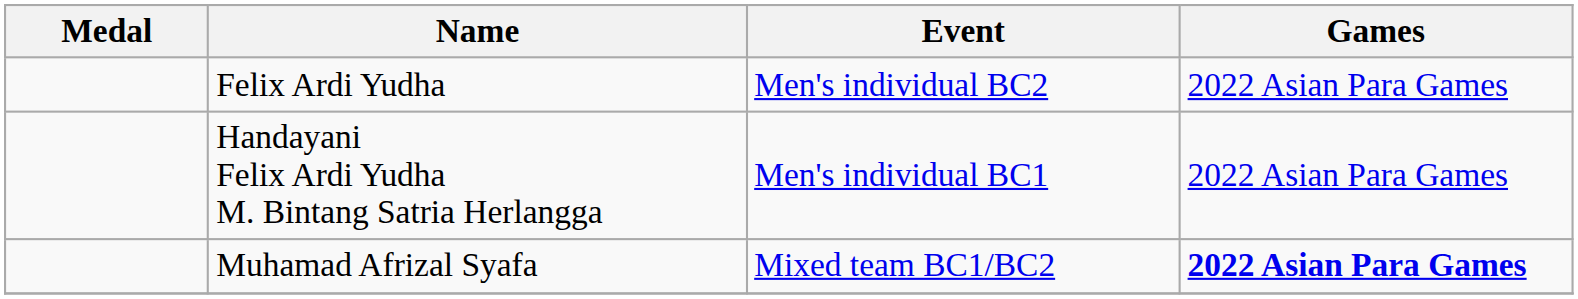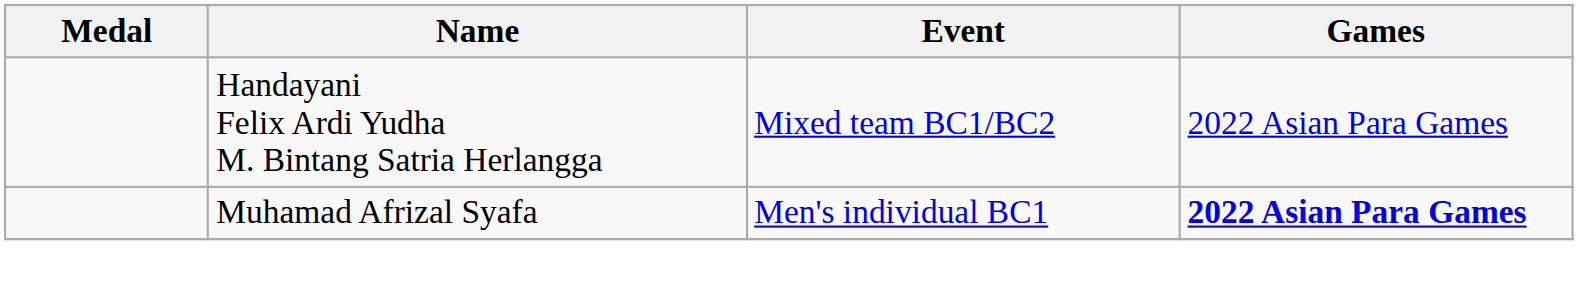- row: (331, 84)
(901, 174) Men's individual BC1 -> (905, 121) Mixed team BC1/BC2
(905, 265) Mixed team BC1/BC2 -> (901, 212) Men's individual BC1
